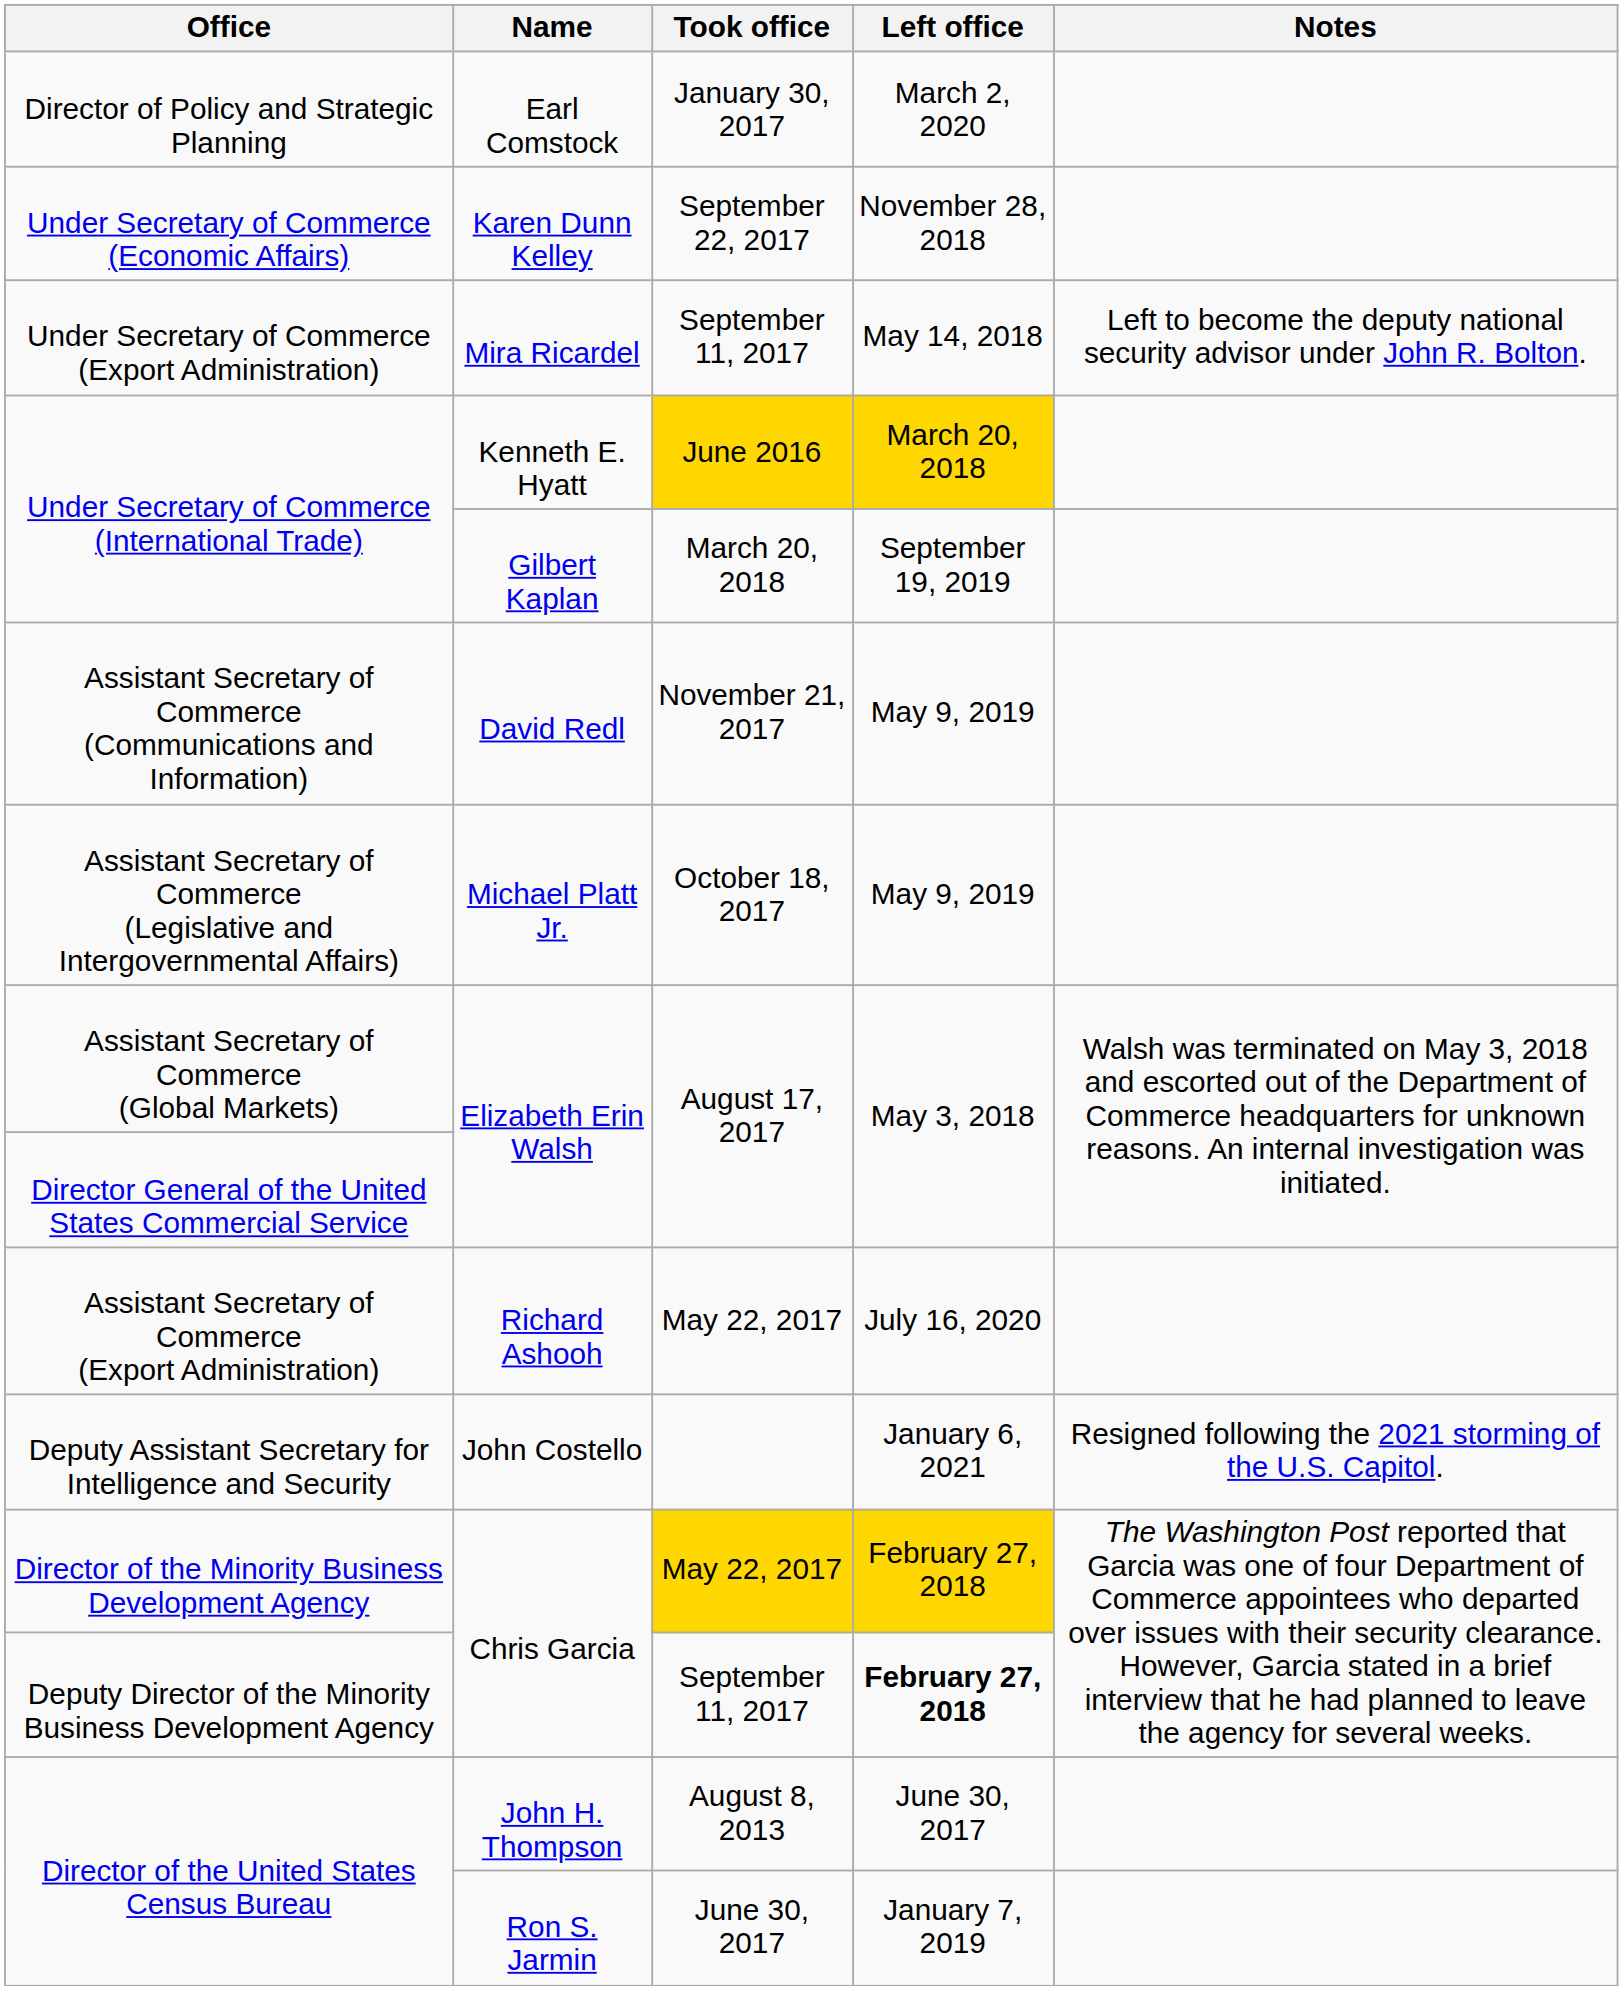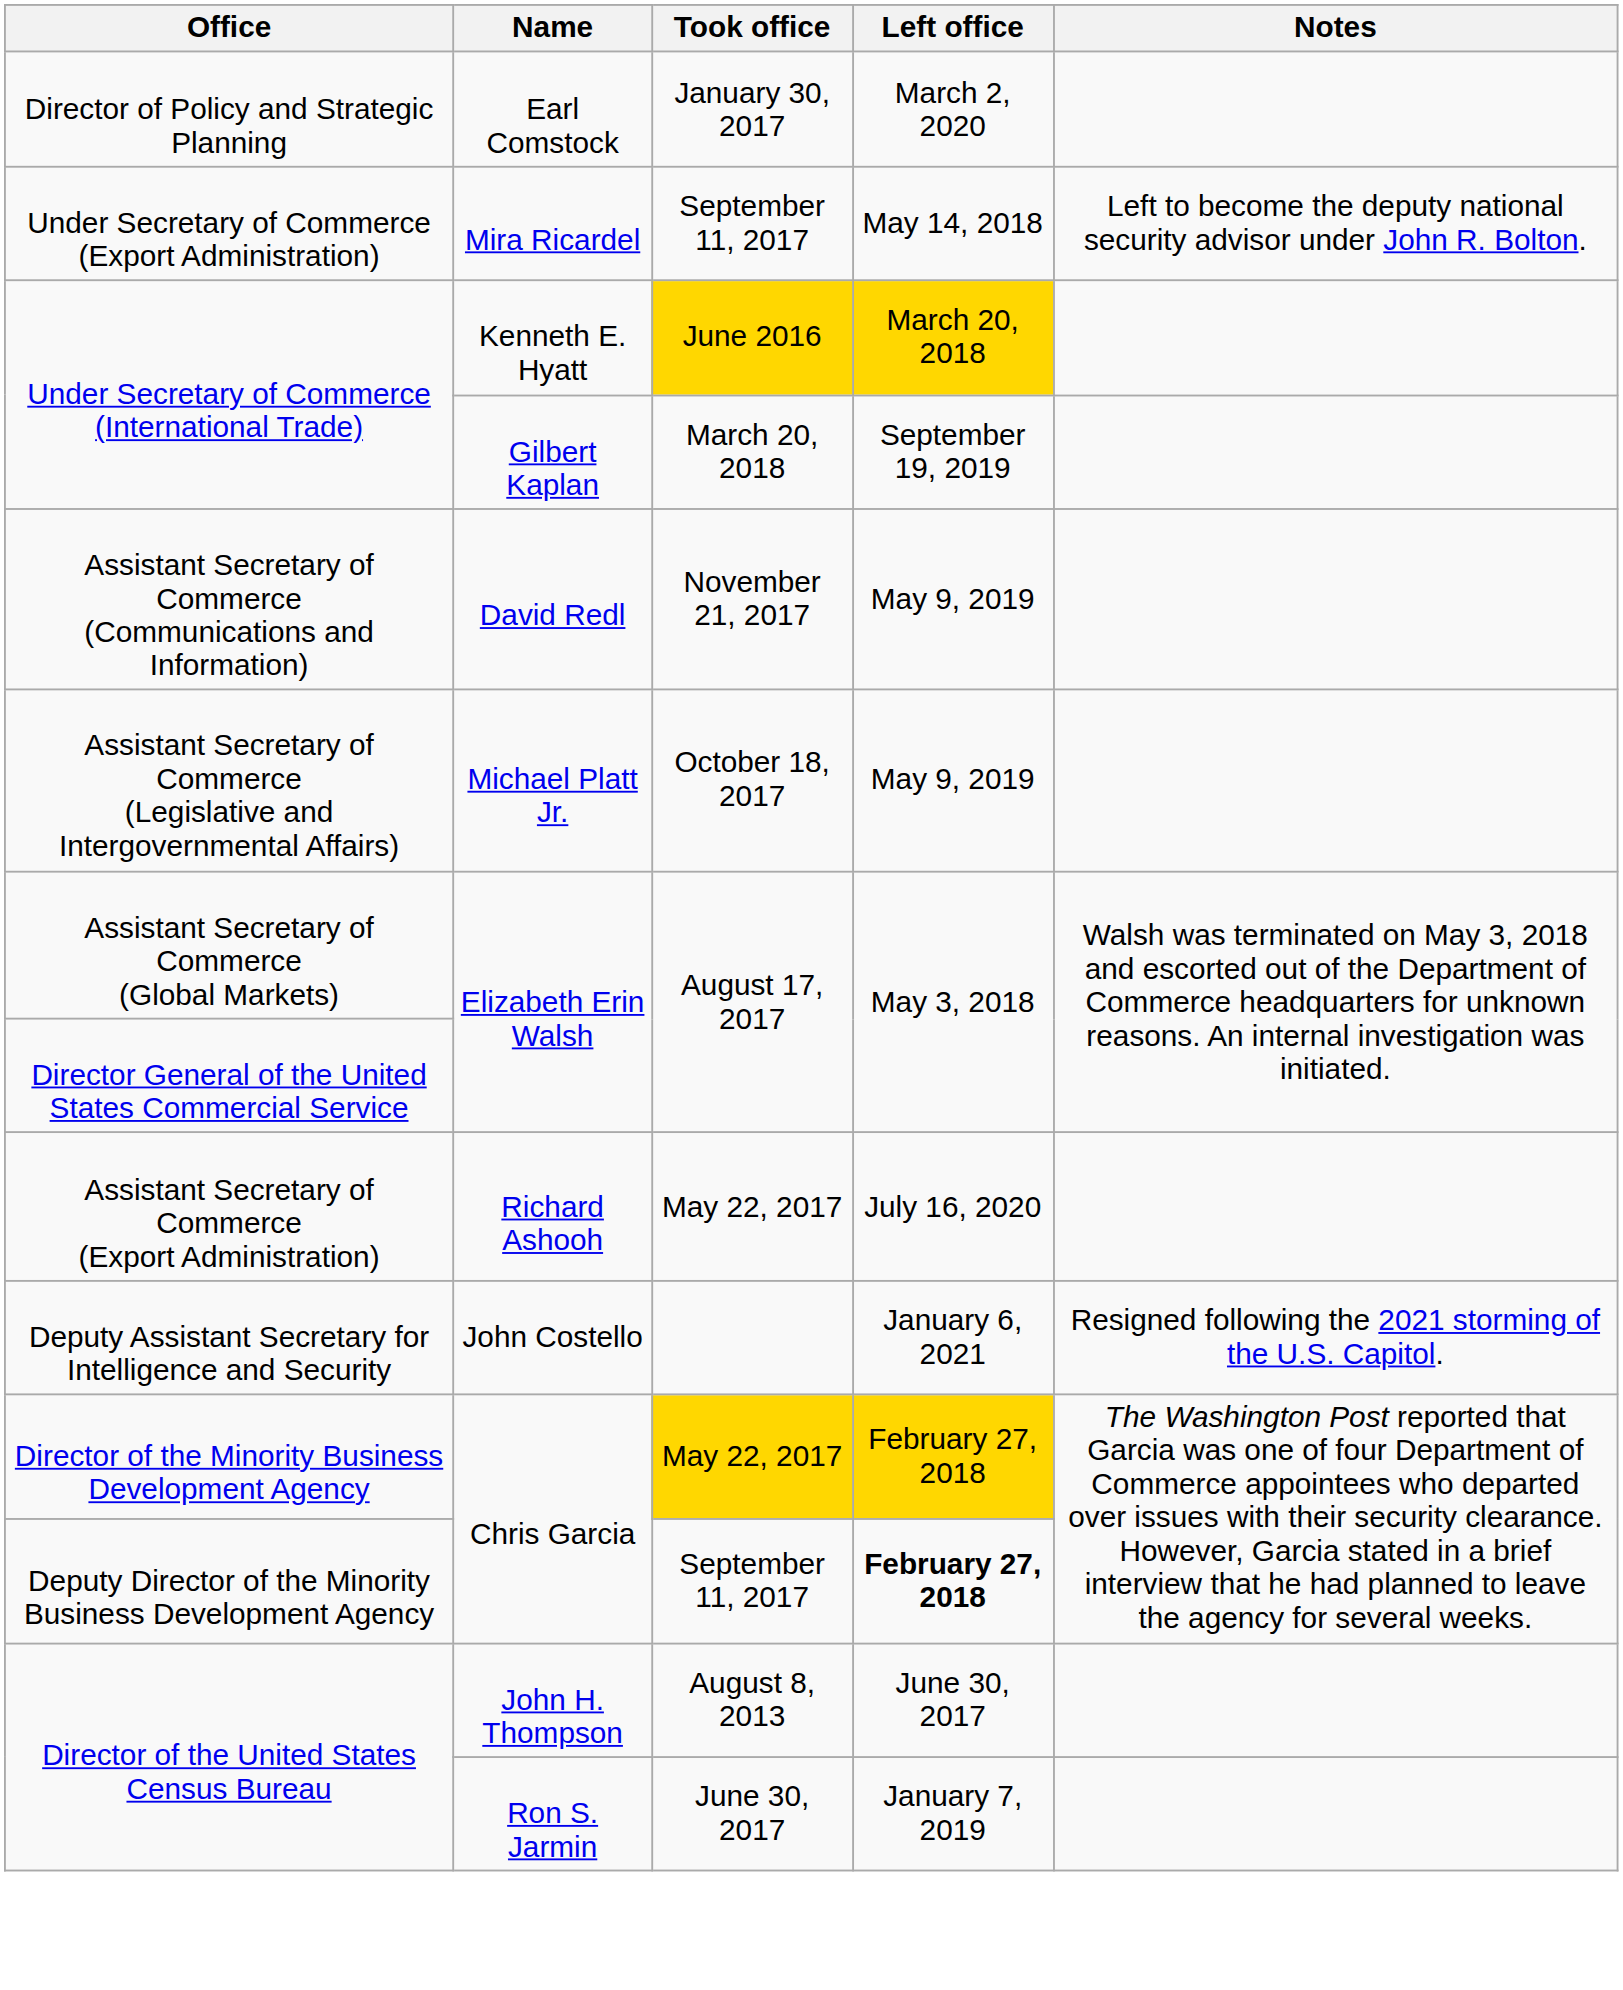- row: (229, 239)
